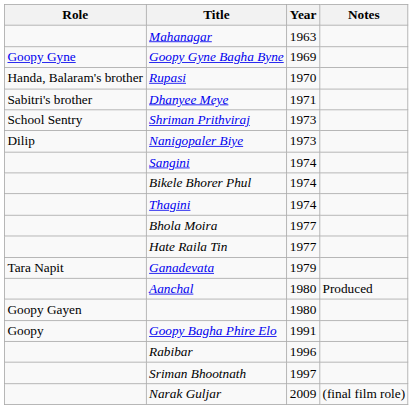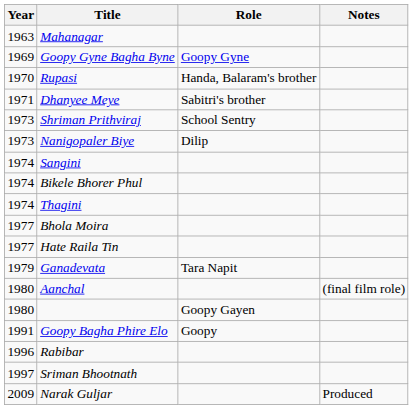columns swapped: (303, 15) <-> (75, 15)
(348, 288) Produced -> (364, 288) (final film role)
(364, 394) (final film role) -> (348, 394) Produced
